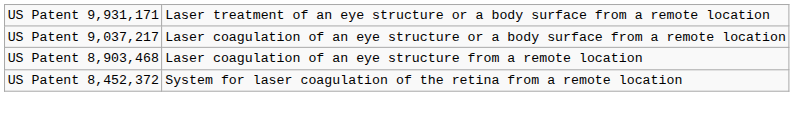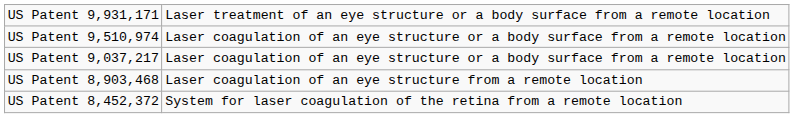+ row: (83, 37)
